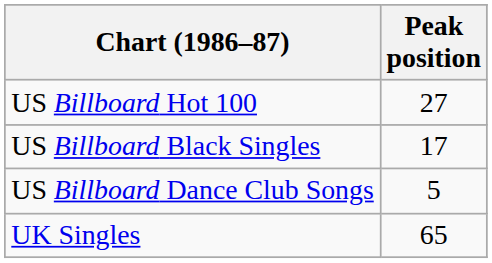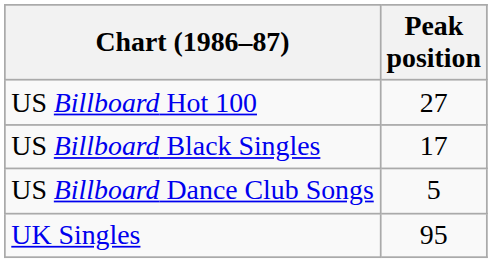(434, 234) 65 -> (434, 234) 95
